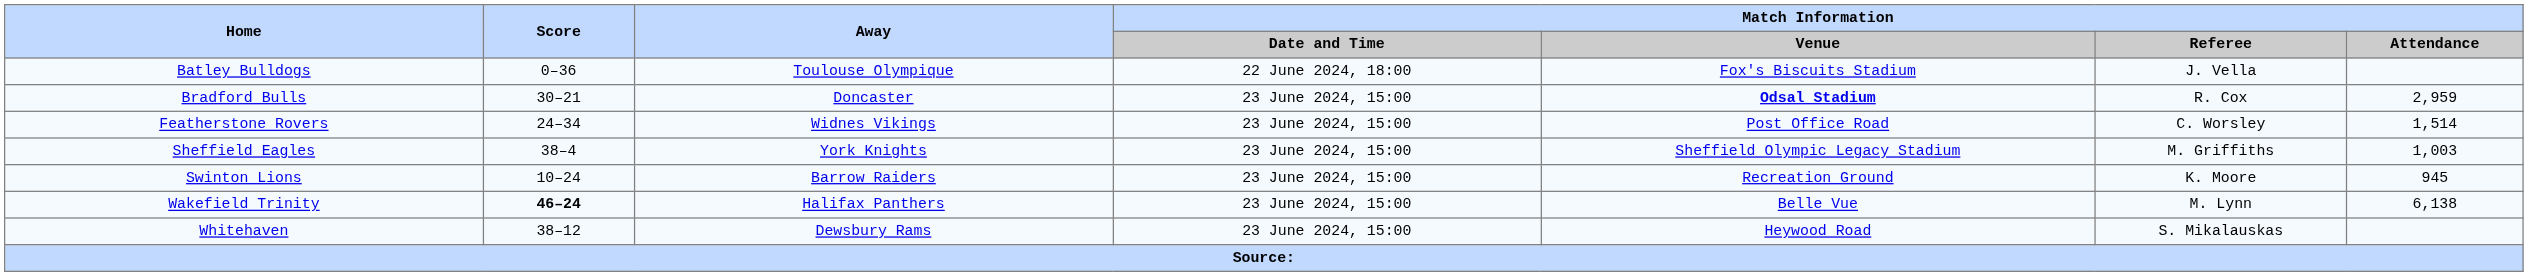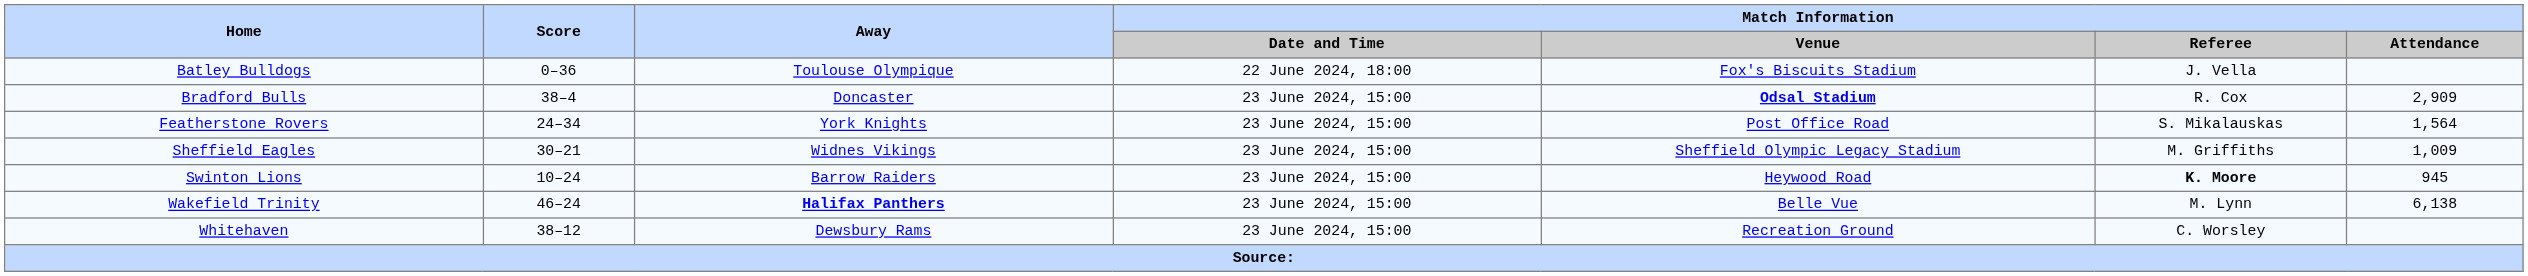(559, 98) 30–21 -> (559, 98) 38–4
(2435, 98) 2,959 -> (2435, 98) 2,909
(873, 125) Widnes Vikings -> (873, 125) York Knights
(2221, 125) C. Worsley -> (2221, 125) S. Mikalauskas
(2435, 125) 1,514 -> (2435, 125) 1,564
(559, 151) 38–4 -> (559, 151) 30–21
(873, 151) York Knights -> (873, 151) Widnes Vikings
(2435, 151) 1,003 -> (2435, 151) 1,009
(1818, 178) Recreation Ground -> (1818, 178) Heywood Road
(2221, 178) normal -> (2221, 178) bold
(559, 205) bold -> (559, 205) normal
(873, 205) normal -> (873, 205) bold
(1818, 231) Heywood Road -> (1818, 231) Recreation Ground
(2221, 231) S. Mikalauskas -> (2221, 231) C. Worsley
